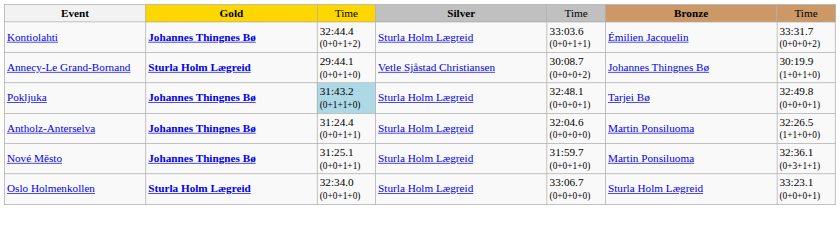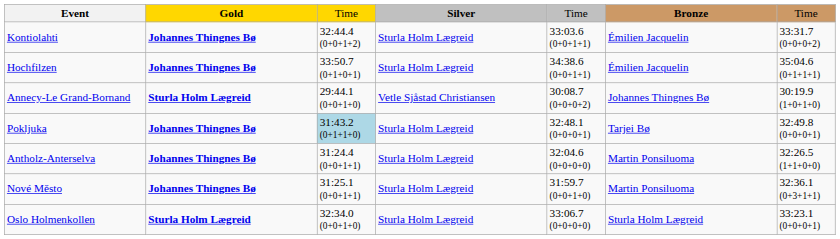+ row: (32, 67)
